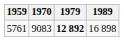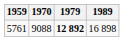(42, 28) 9083 -> (42, 28) 9088
